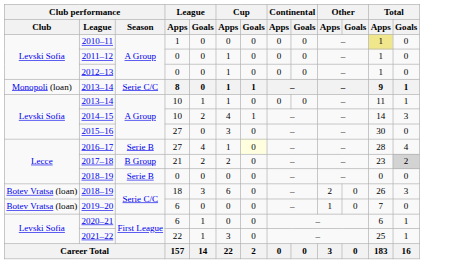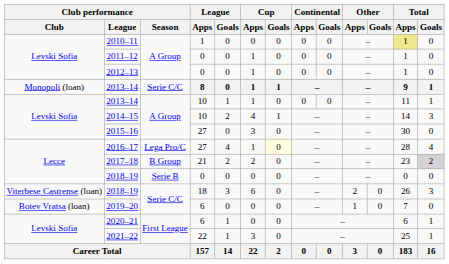(140, 147) Serie B -> (165, 147) Lega Pro/C
(42, 191) Botev Vratsa (loan) -> (54, 191) Viterbese Castrense (loan)
